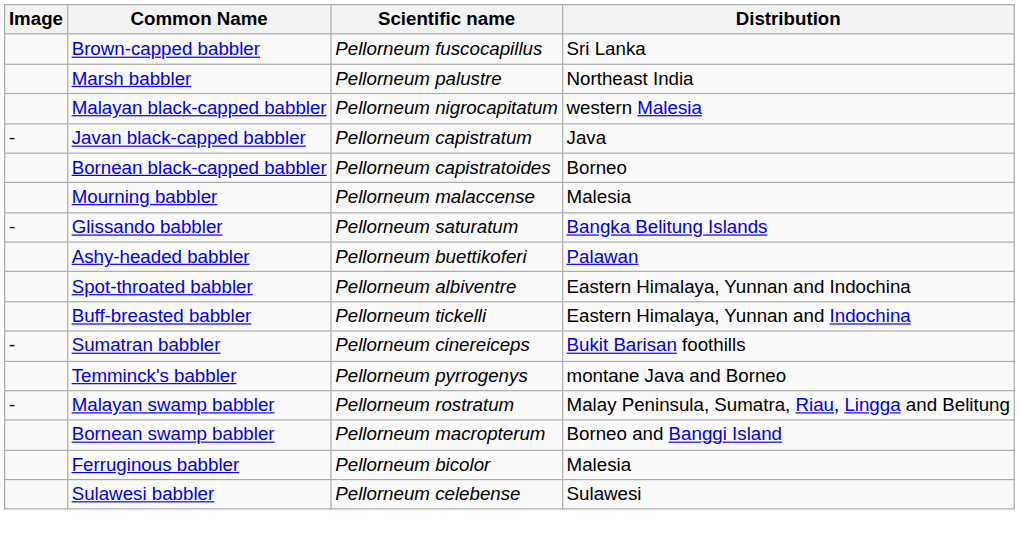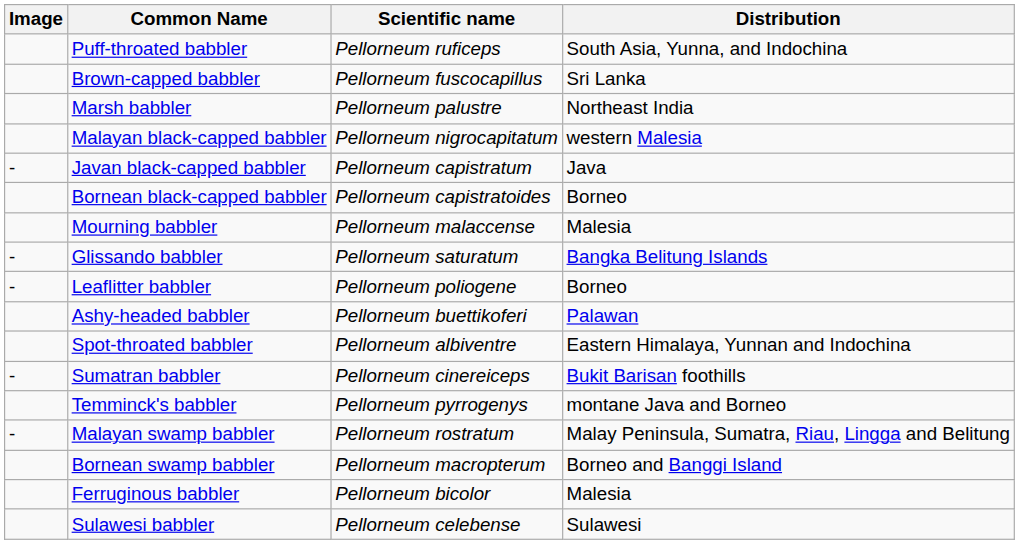+ row: (159, 49)
+ row: (141, 286)
- row: (161, 316)
